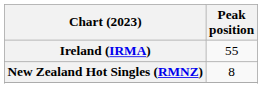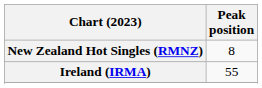rows swapped: (105, 51) <-> (105, 72)
